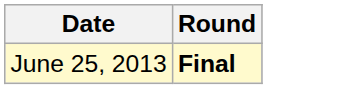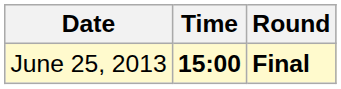+ column: (209, 24)
